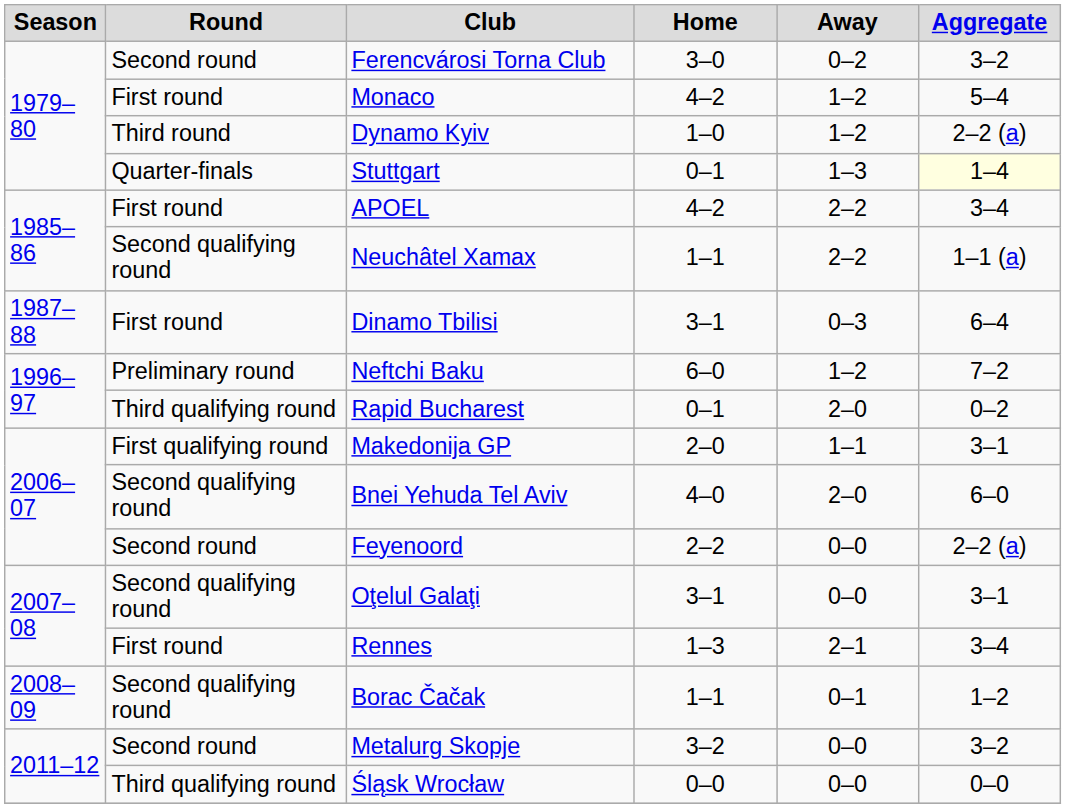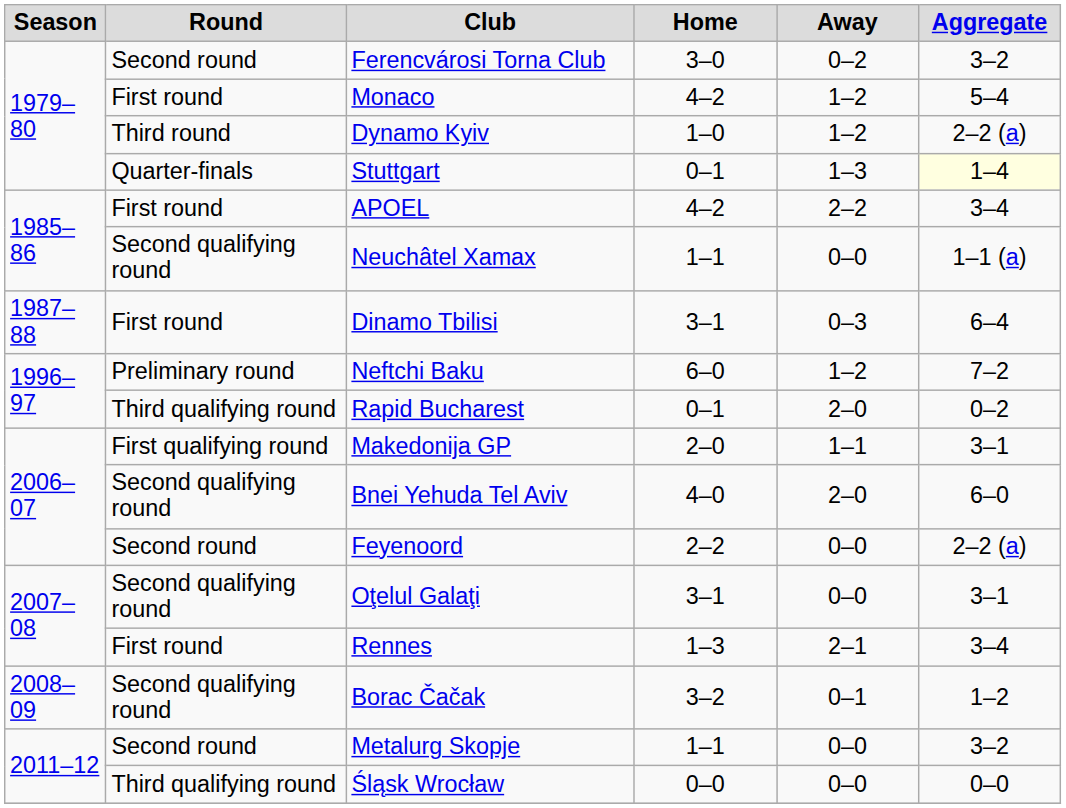(847, 258) 2–2 -> (847, 258) 0–0
(705, 696) 1–1 -> (705, 696) 3–2
(705, 747) 3–2 -> (705, 747) 1–1
